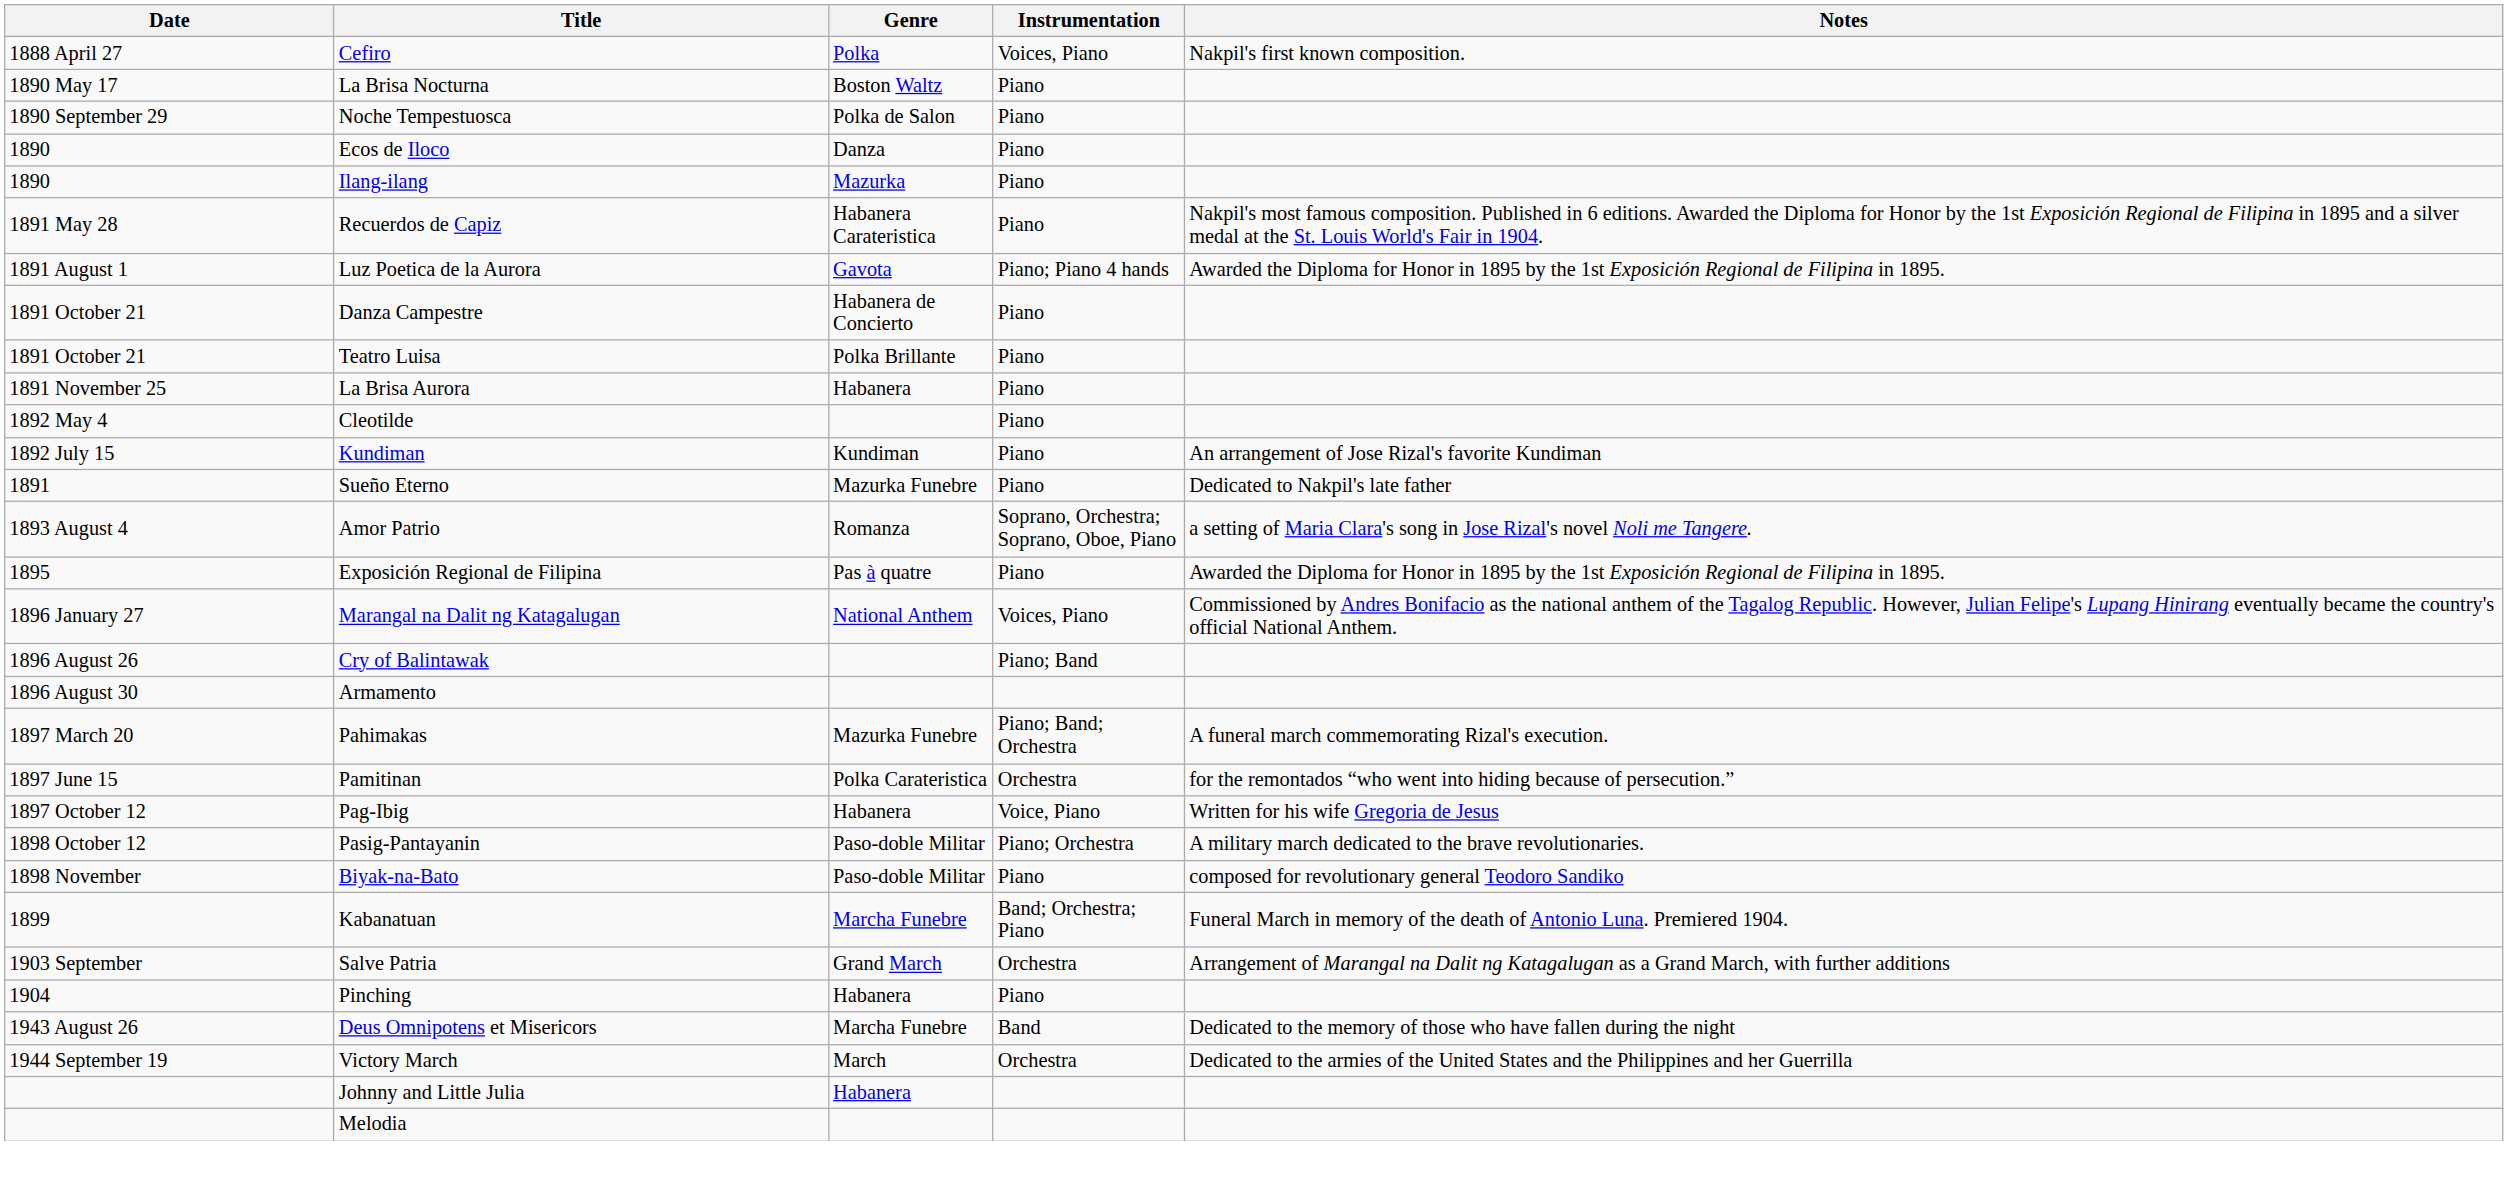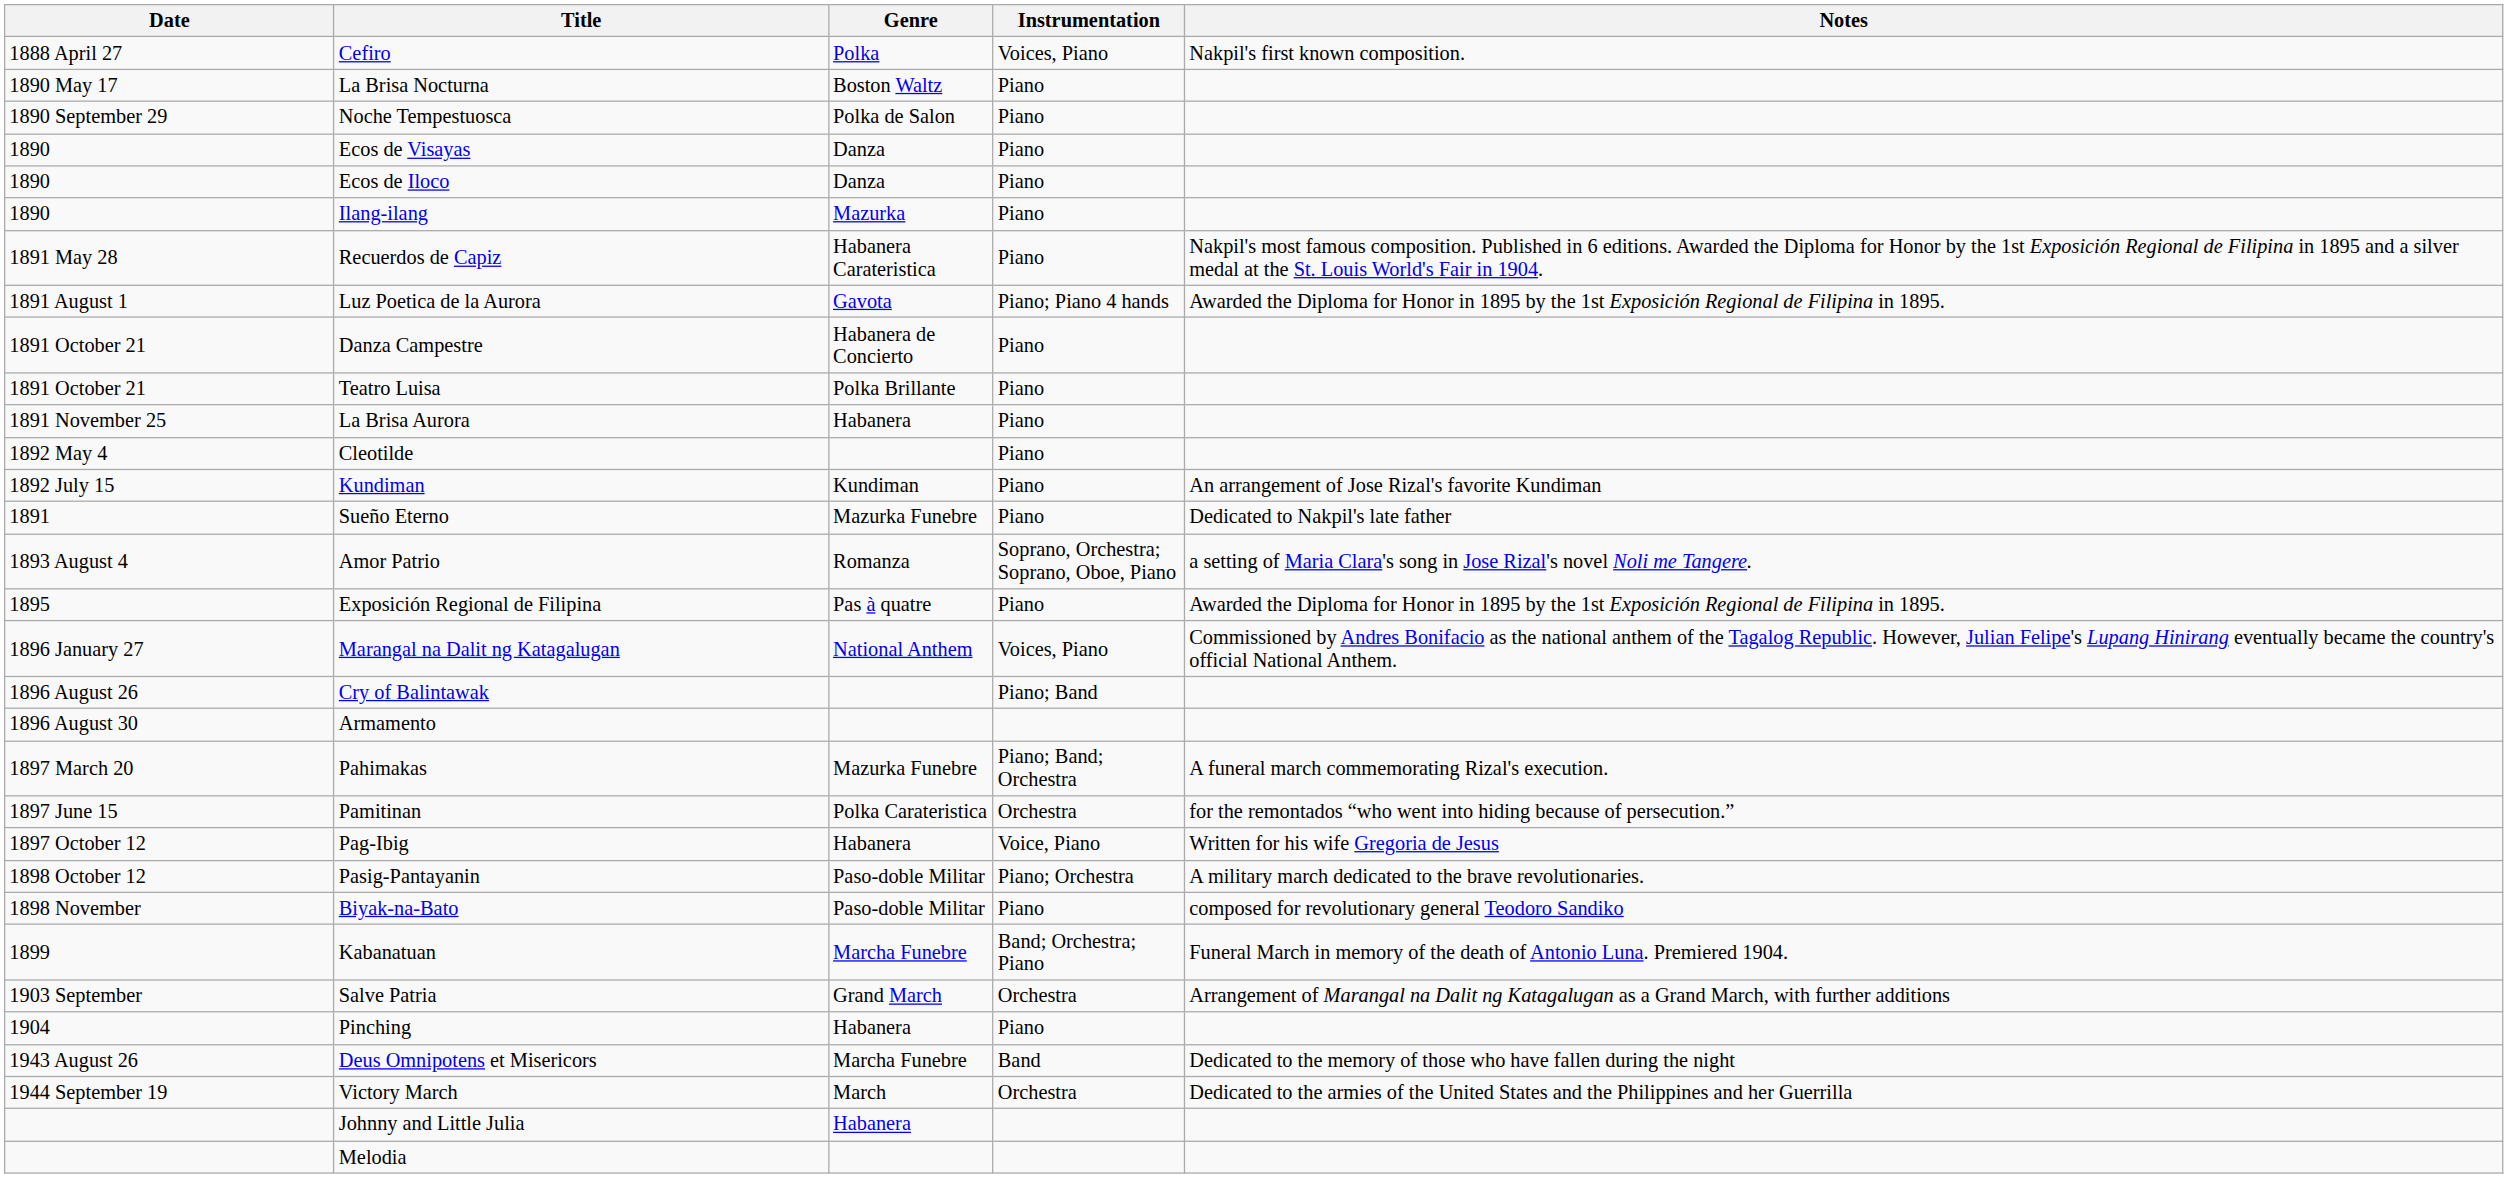+ row: (405, 149)
